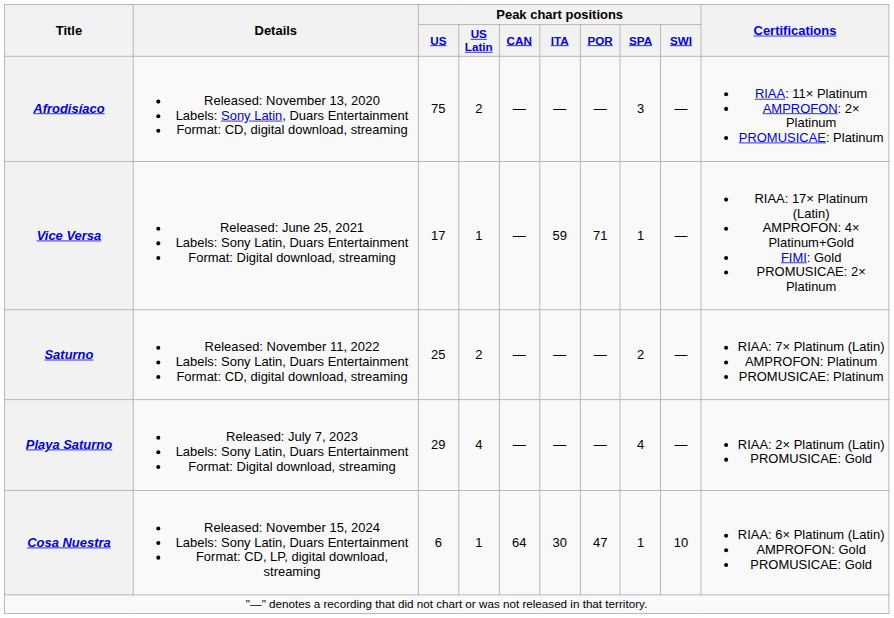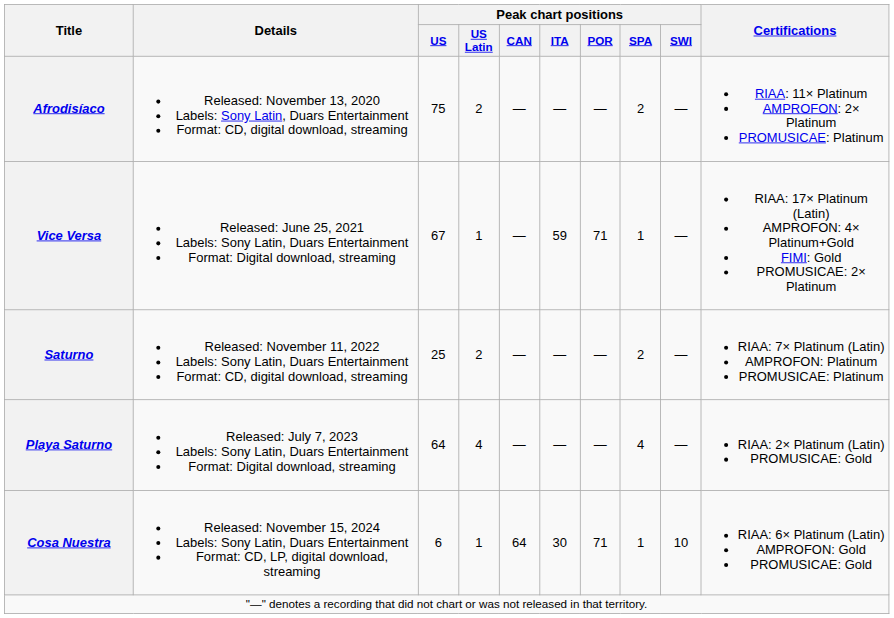(641, 108) 3 -> (641, 108) 2
(438, 235) 17 -> (438, 235) 67
(438, 445) 29 -> (438, 445) 64
(600, 542) 47 -> (600, 542) 71
